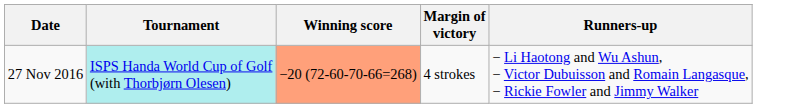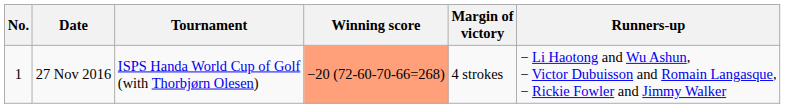+ column: (18, 25)
(181, 74) paleturquoise background -> (209, 74) no background
